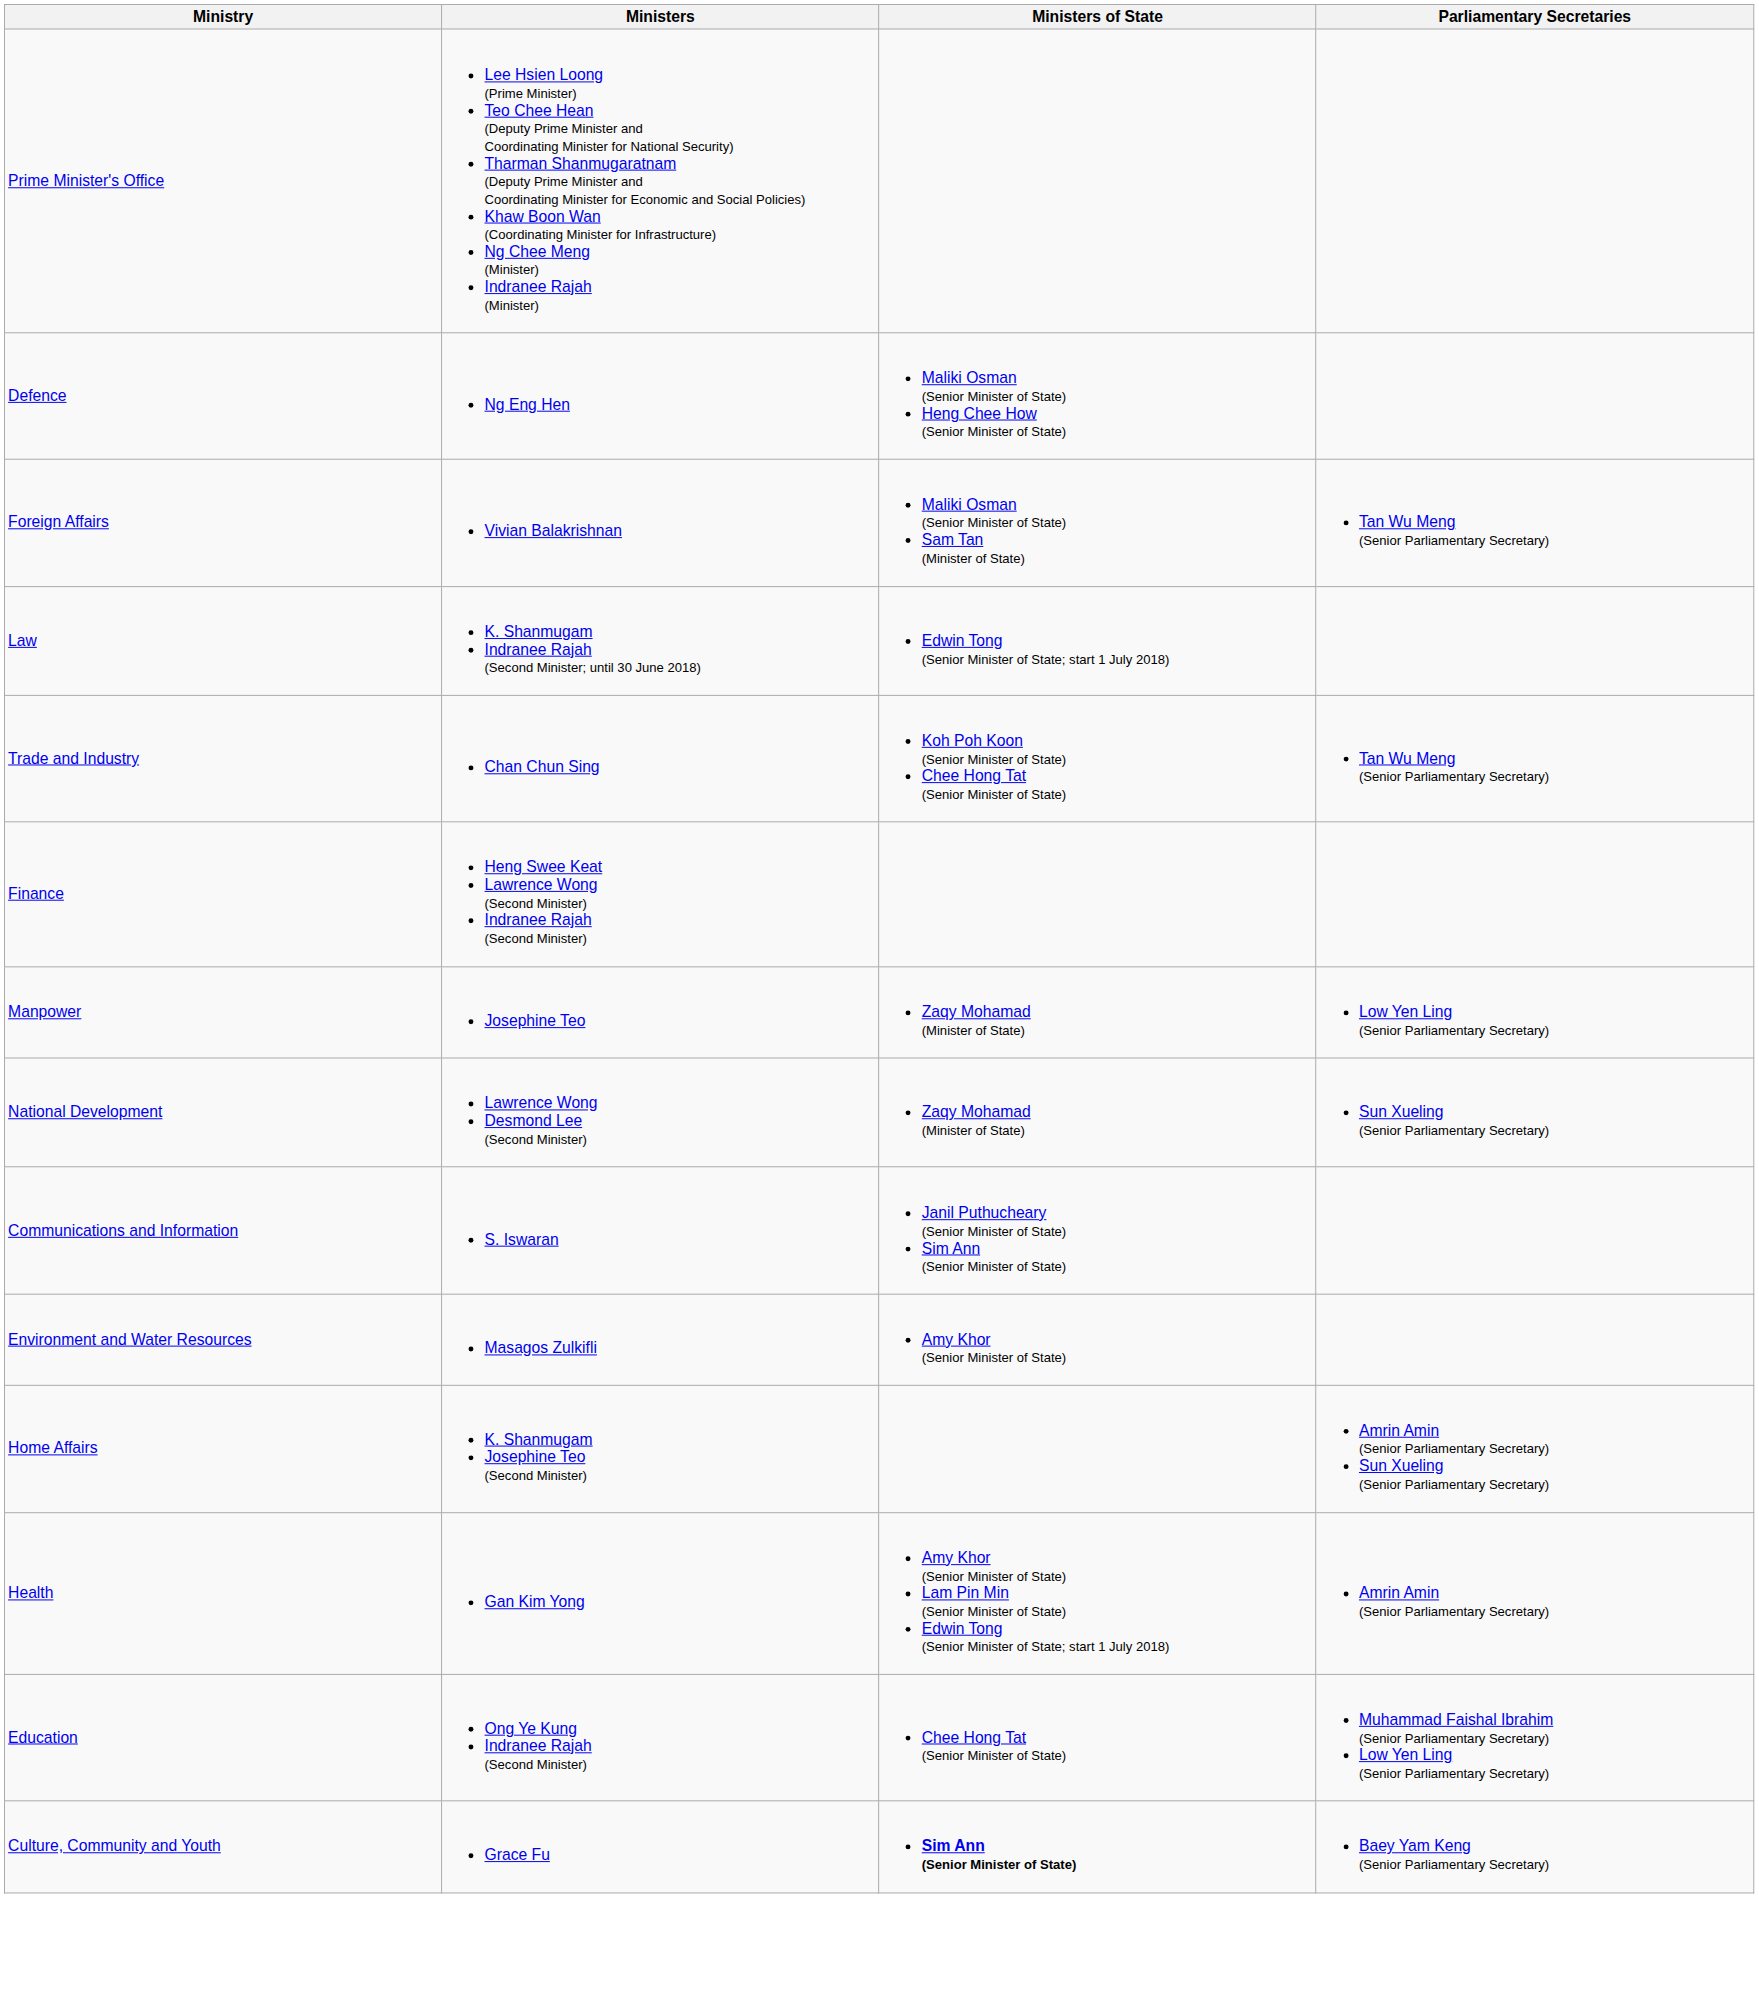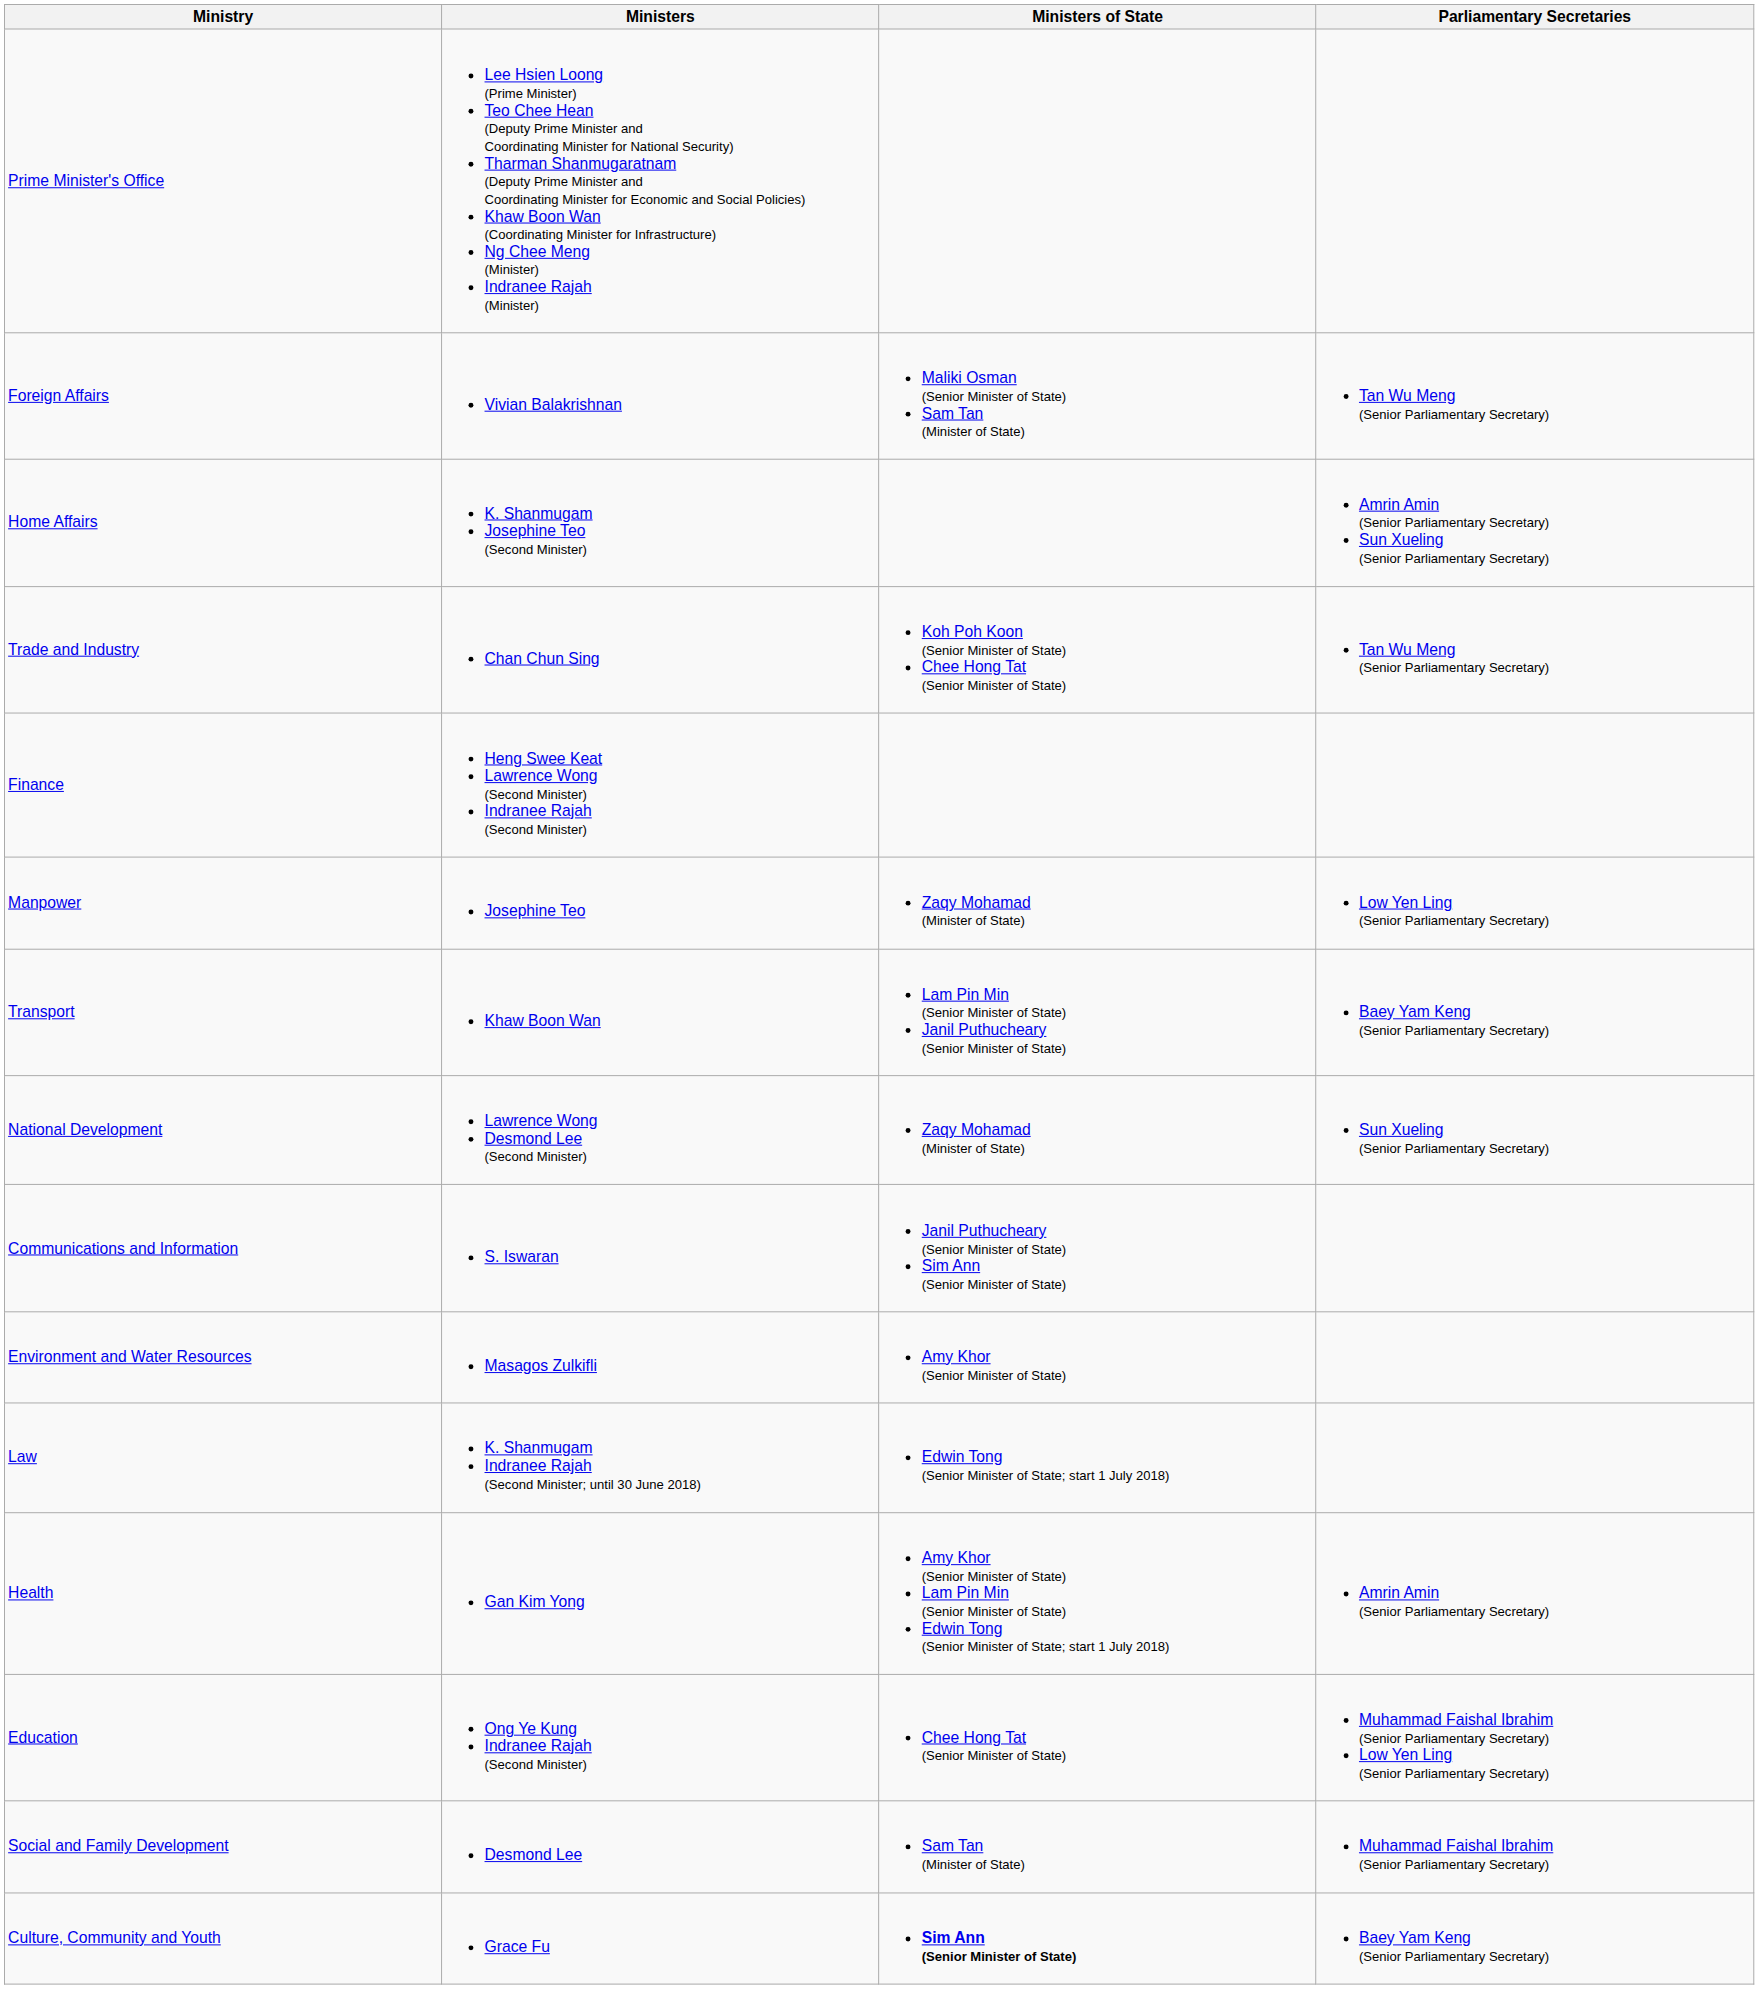- row: (37, 395)
rows swapped: (53, 1448) <-> (22, 640)
+ row: (41, 1012)
+ row: (118, 1846)
